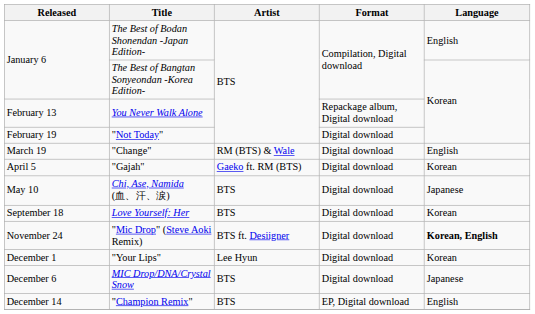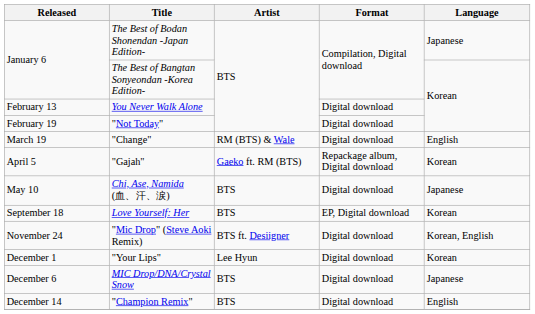(442, 40) English -> (445, 40) Japanese
(360, 113) Repackage album, Digital download -> (357, 107) Digital download
(357, 167) Digital download -> (360, 161) Repackage album, Digital download
(357, 213) Digital download -> (365, 213) EP, Digital download
(462, 235) bold -> (460, 235) normal
(365, 301) EP, Digital download -> (357, 301) Digital download
